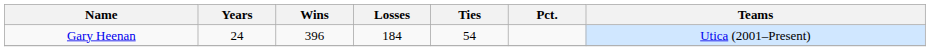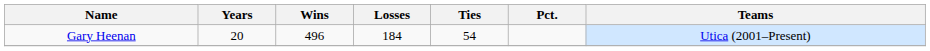(237, 35) 24 -> (237, 35) 20
(314, 35) 396 -> (314, 35) 496
